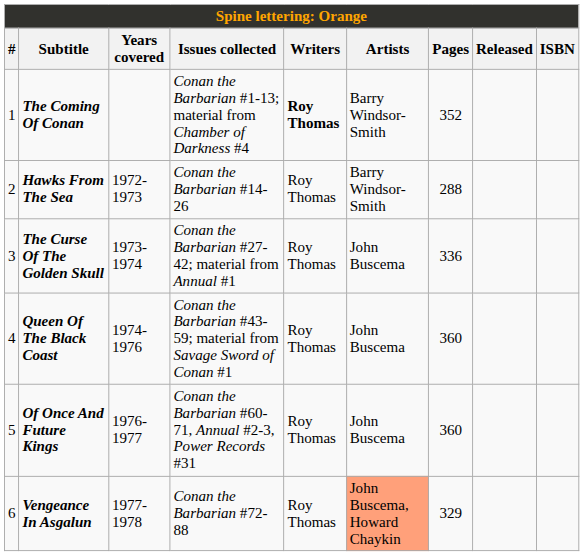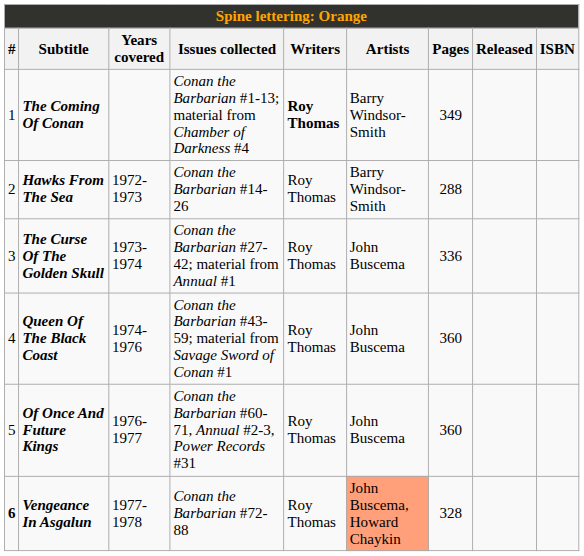(451, 114) 352 -> (451, 114) 349
(12, 513) normal -> (12, 513) bold
(451, 513) 329 -> (451, 513) 328
